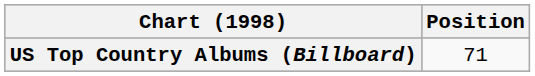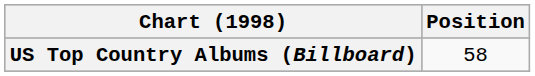(476, 55) 71 -> (476, 55) 58
